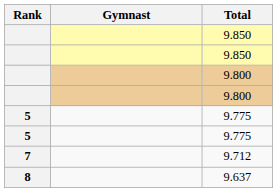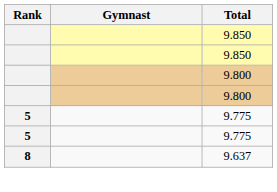- row: (28, 156)
